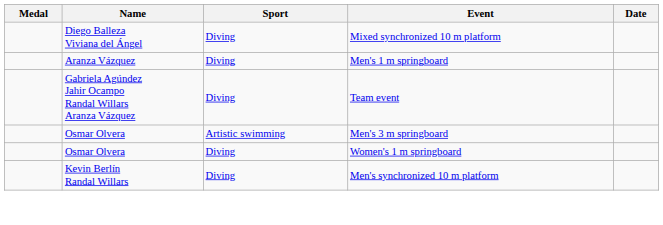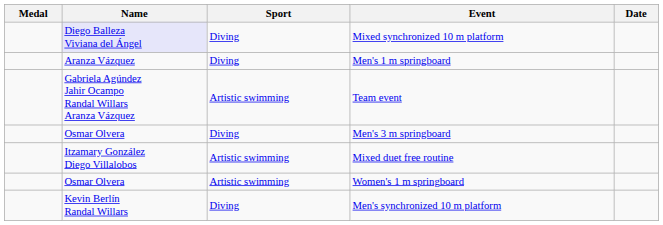(104, 37) no background -> (103, 37) lavender background
(220, 97) Diving -> (249, 97) Artistic swimming
(245, 134) Artistic swimming -> (224, 134) Diving
+ row: (403, 158)
(220, 151) Diving -> (249, 182) Artistic swimming
